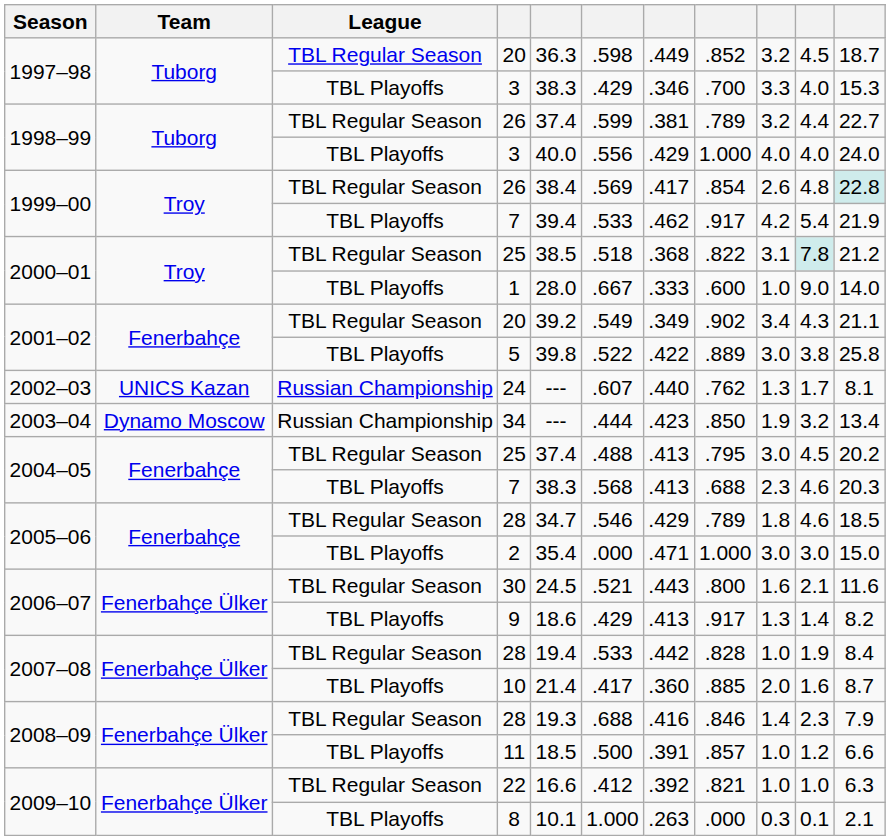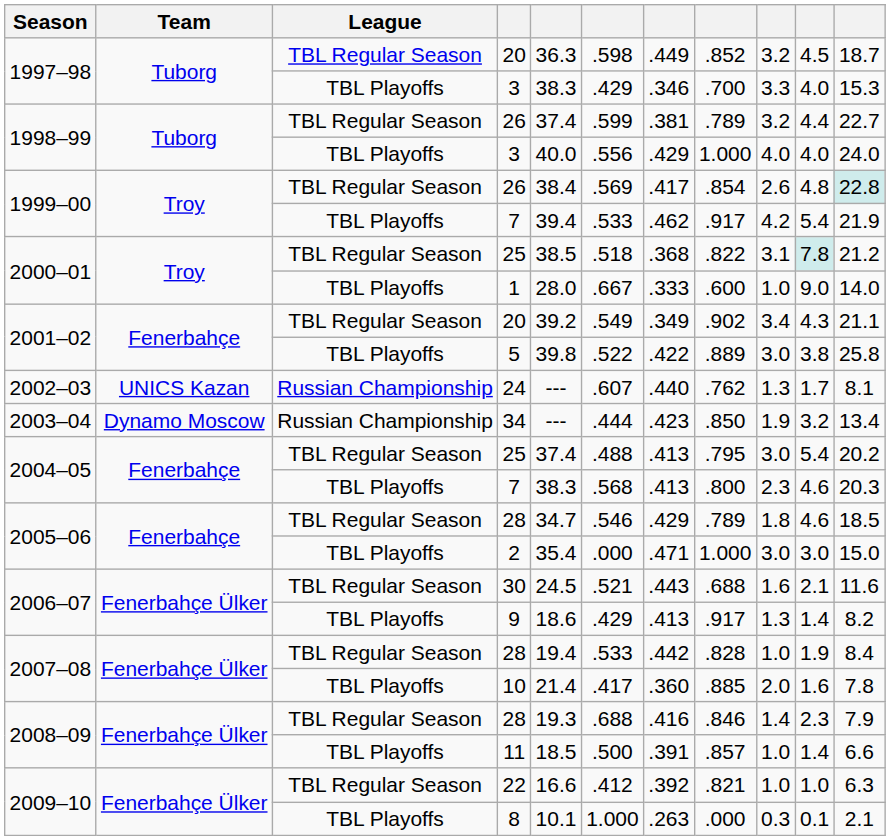(815, 453) 4.5 -> (815, 453) 5.4
(725, 486) .688 -> (725, 486) .800
(725, 586) .800 -> (725, 586) .688
(859, 686) 8.7 -> (859, 686) 7.8
(815, 752) 1.2 -> (815, 752) 1.4
